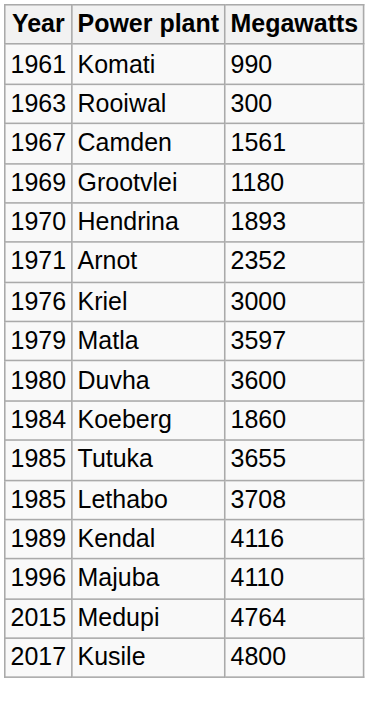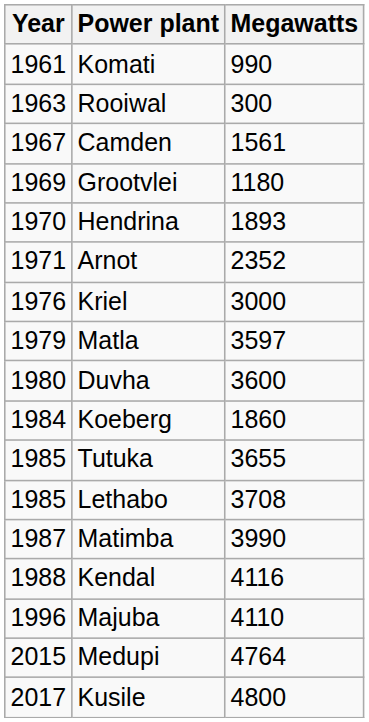+ row: (125, 538)
(38, 538) 1989 -> (38, 578) 1988
